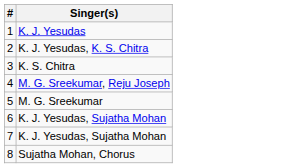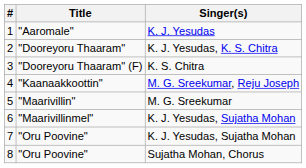+ column: (80, 13)
